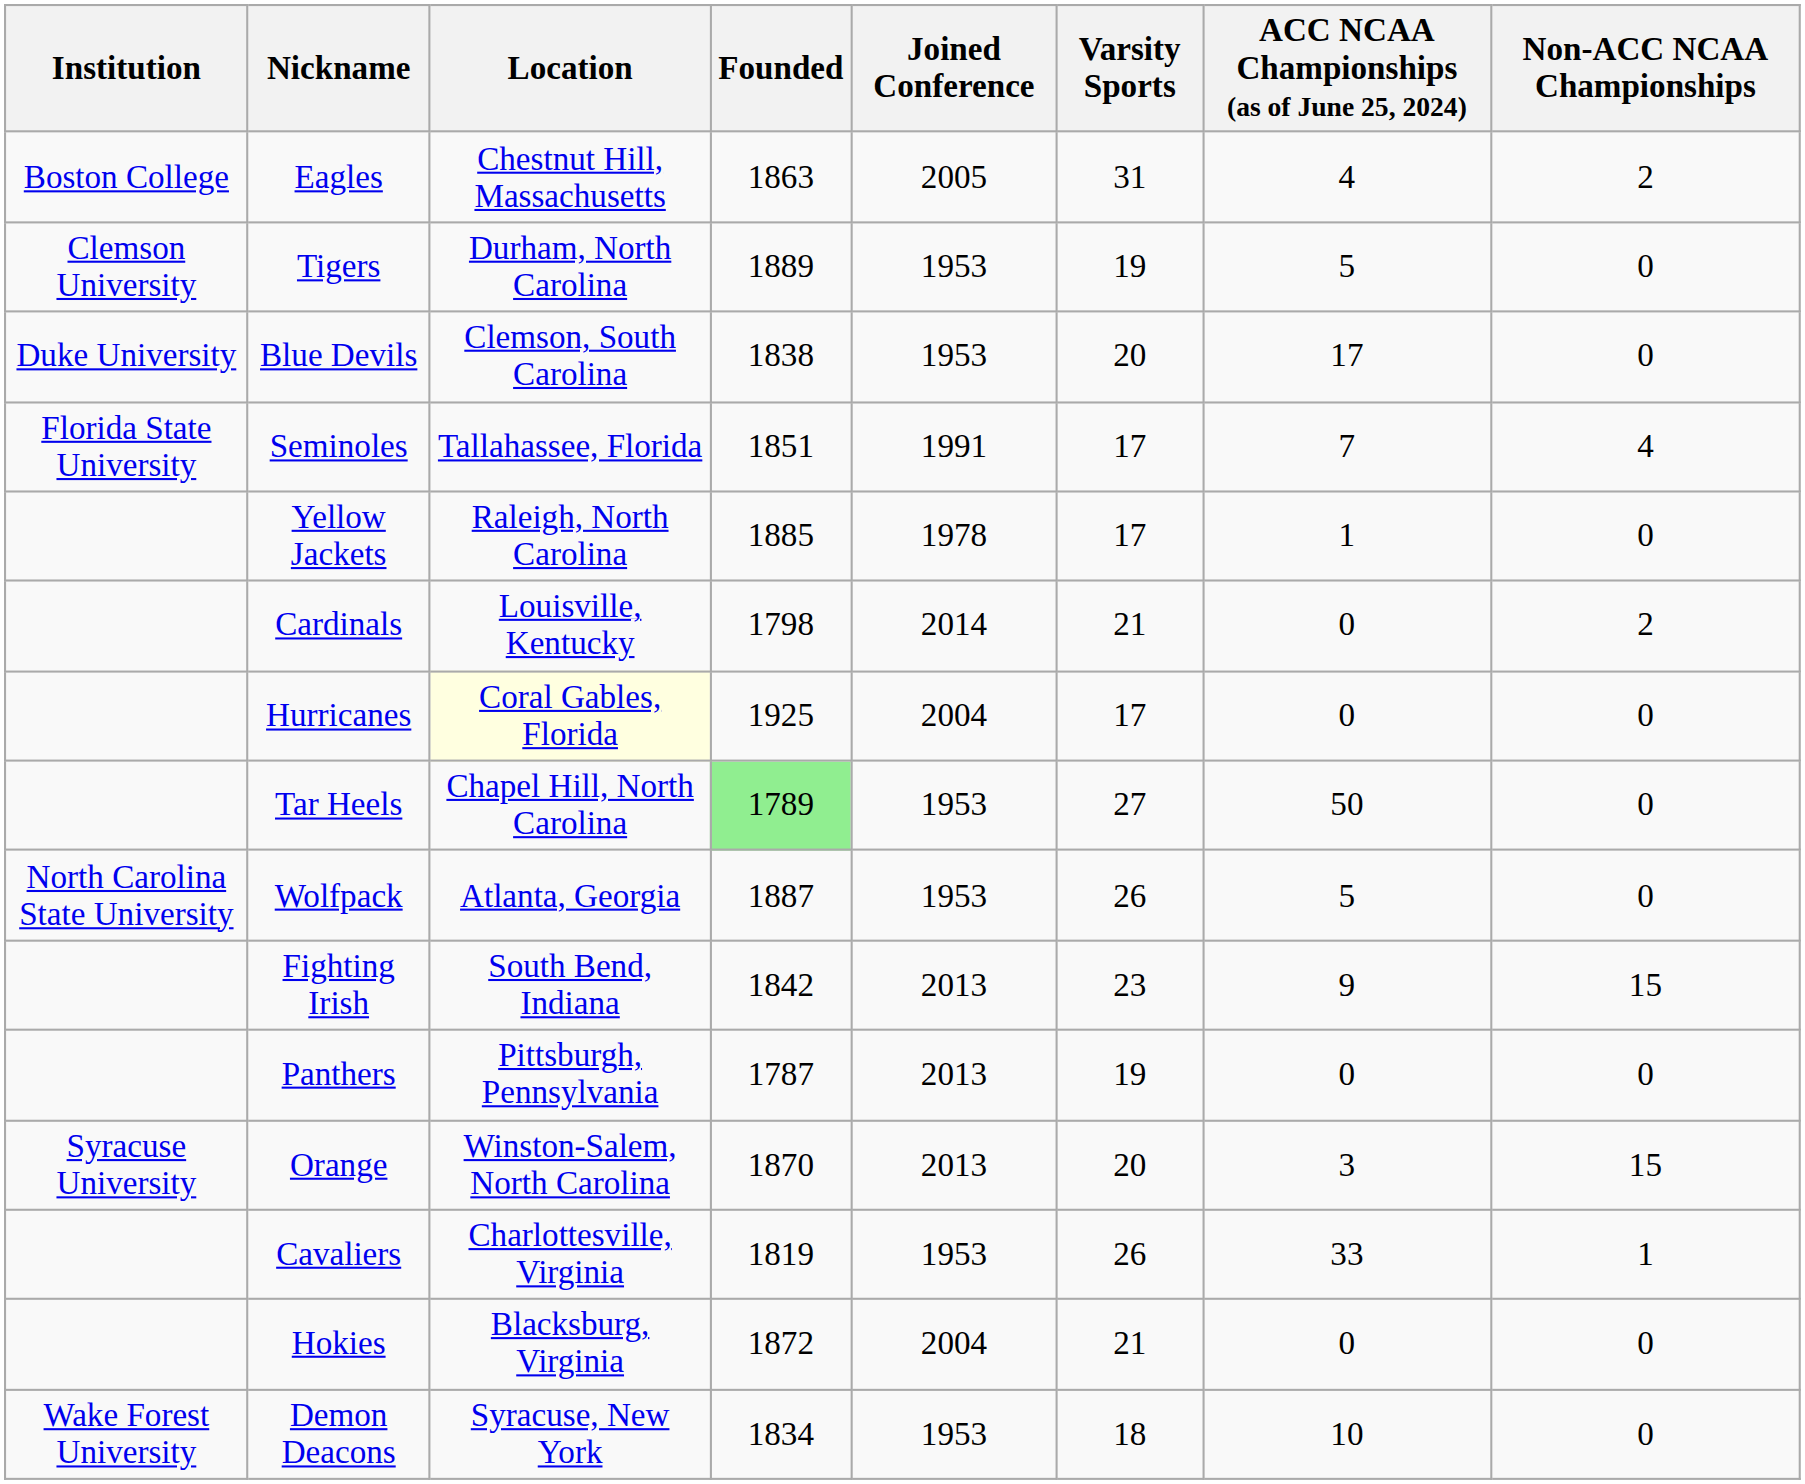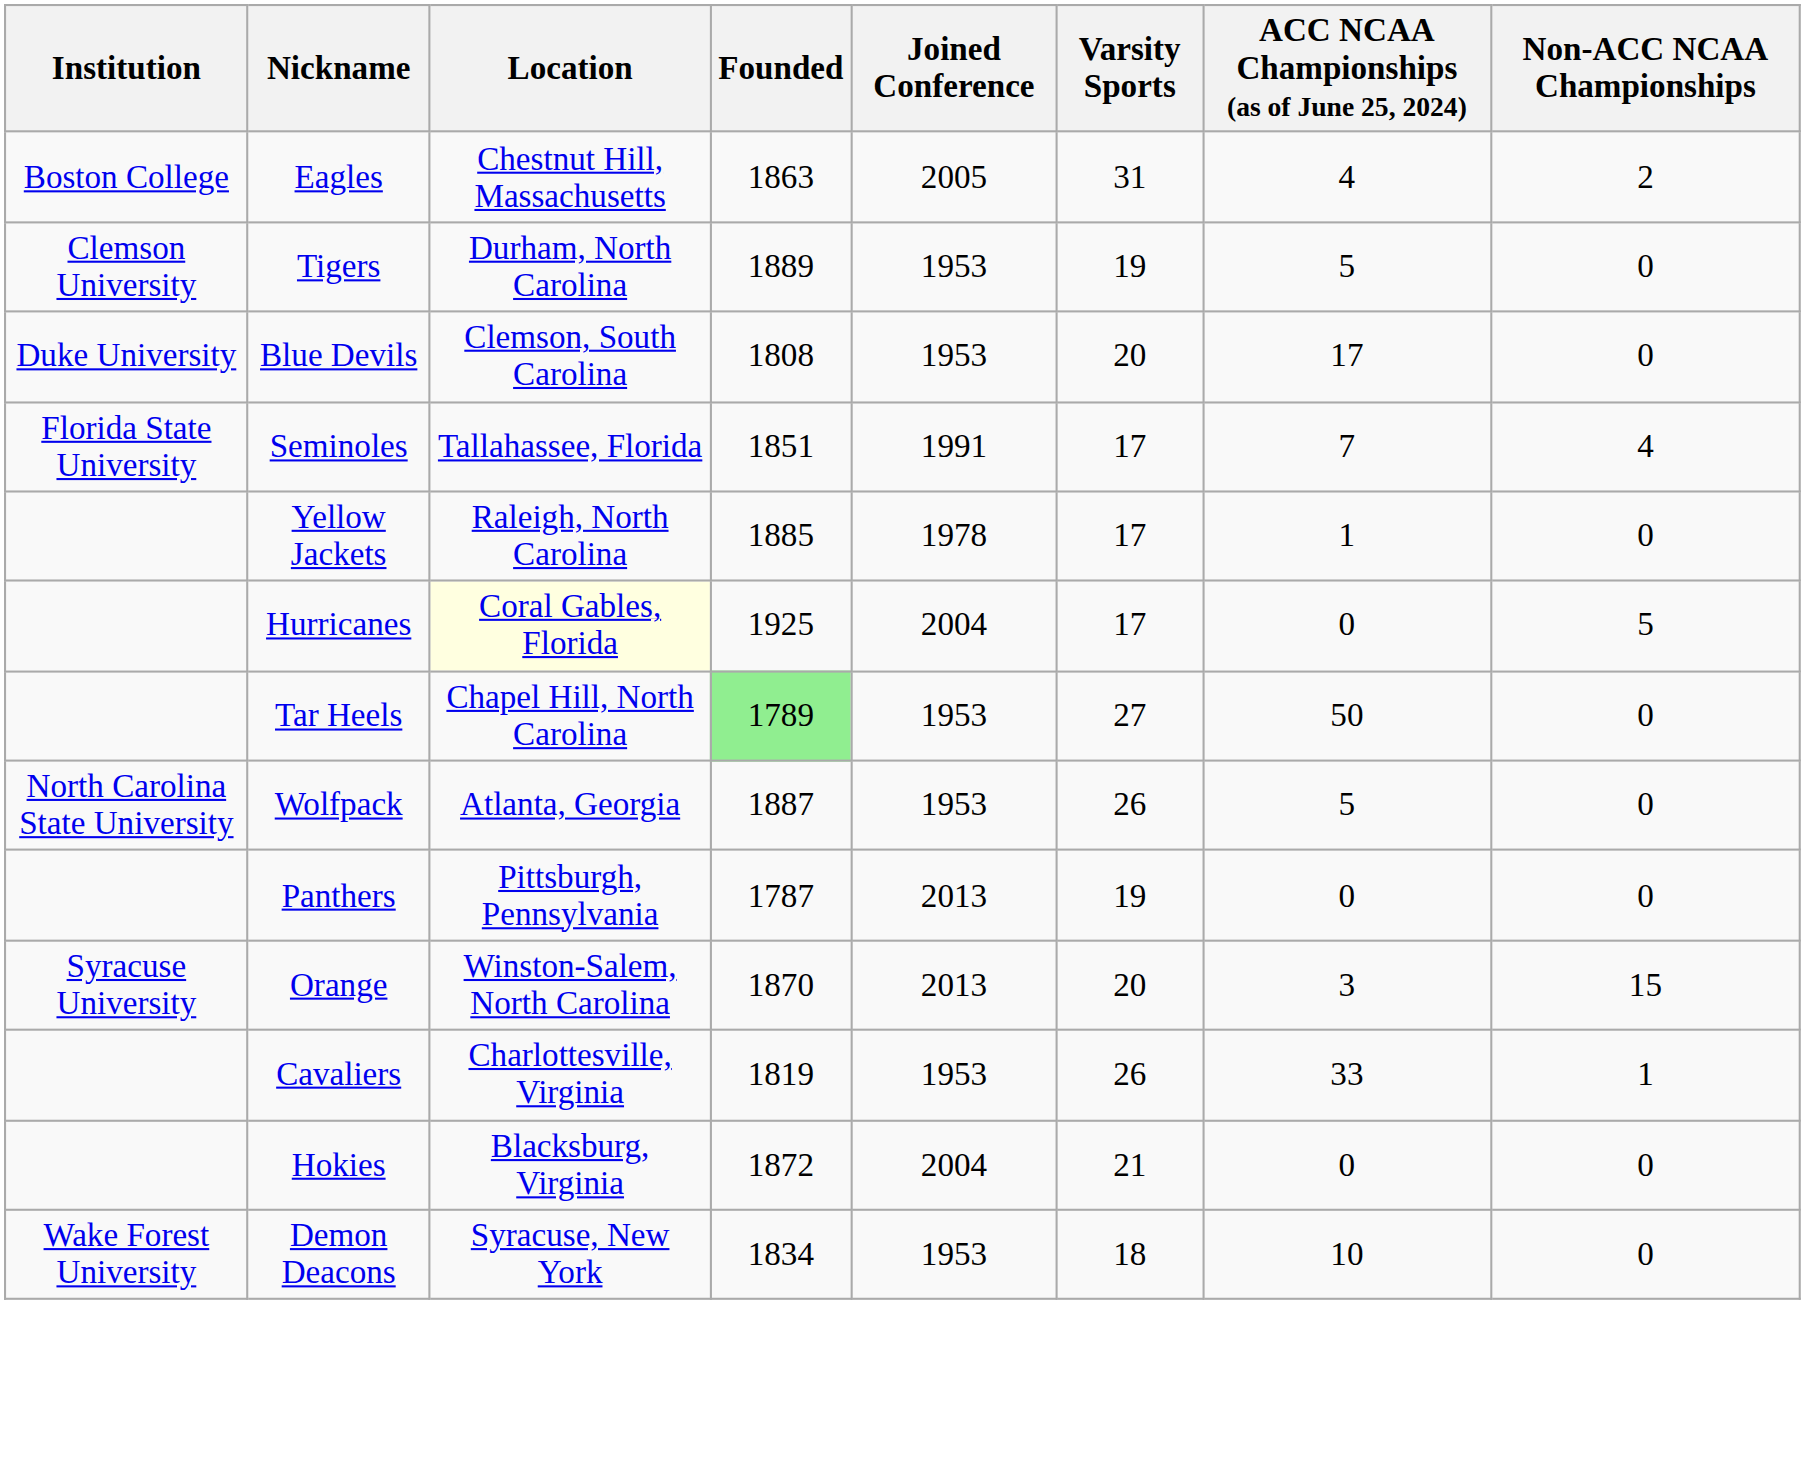(781, 356) 1838 -> (781, 356) 1808
- row: (339, 625)
(1645, 715) 0 -> (1645, 625) 5
- row: (339, 984)
